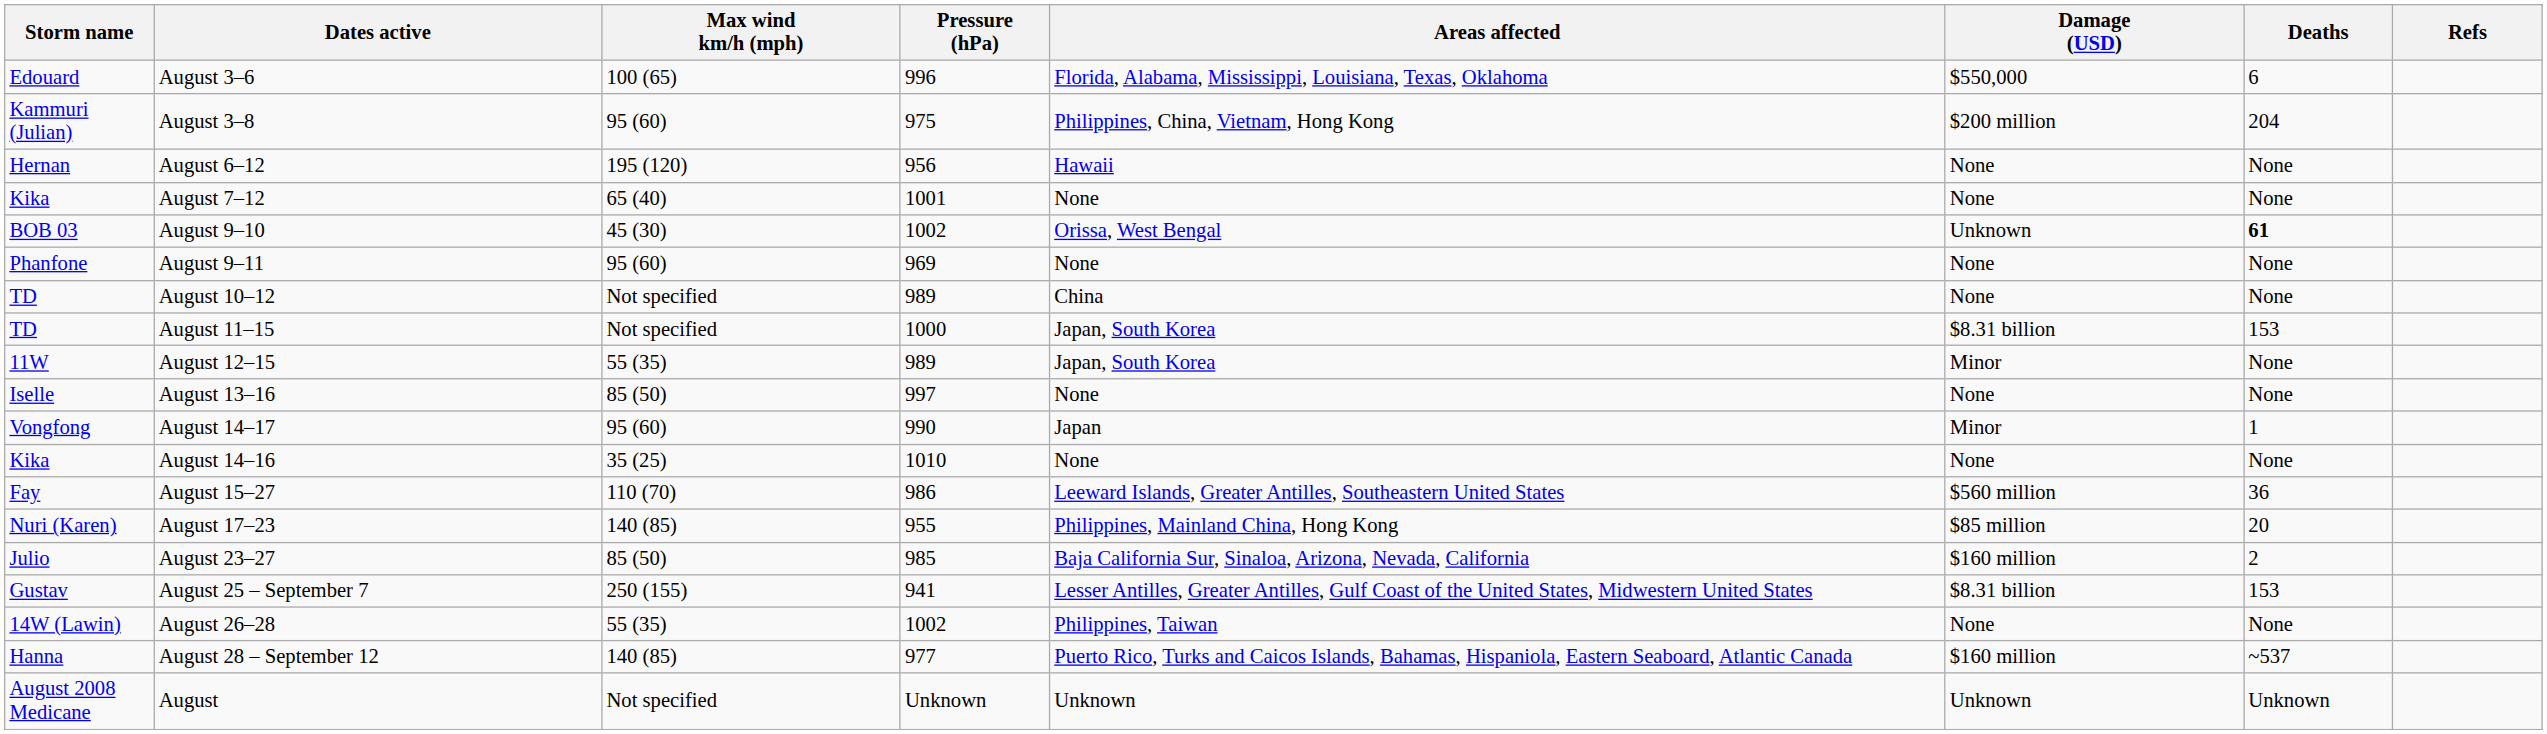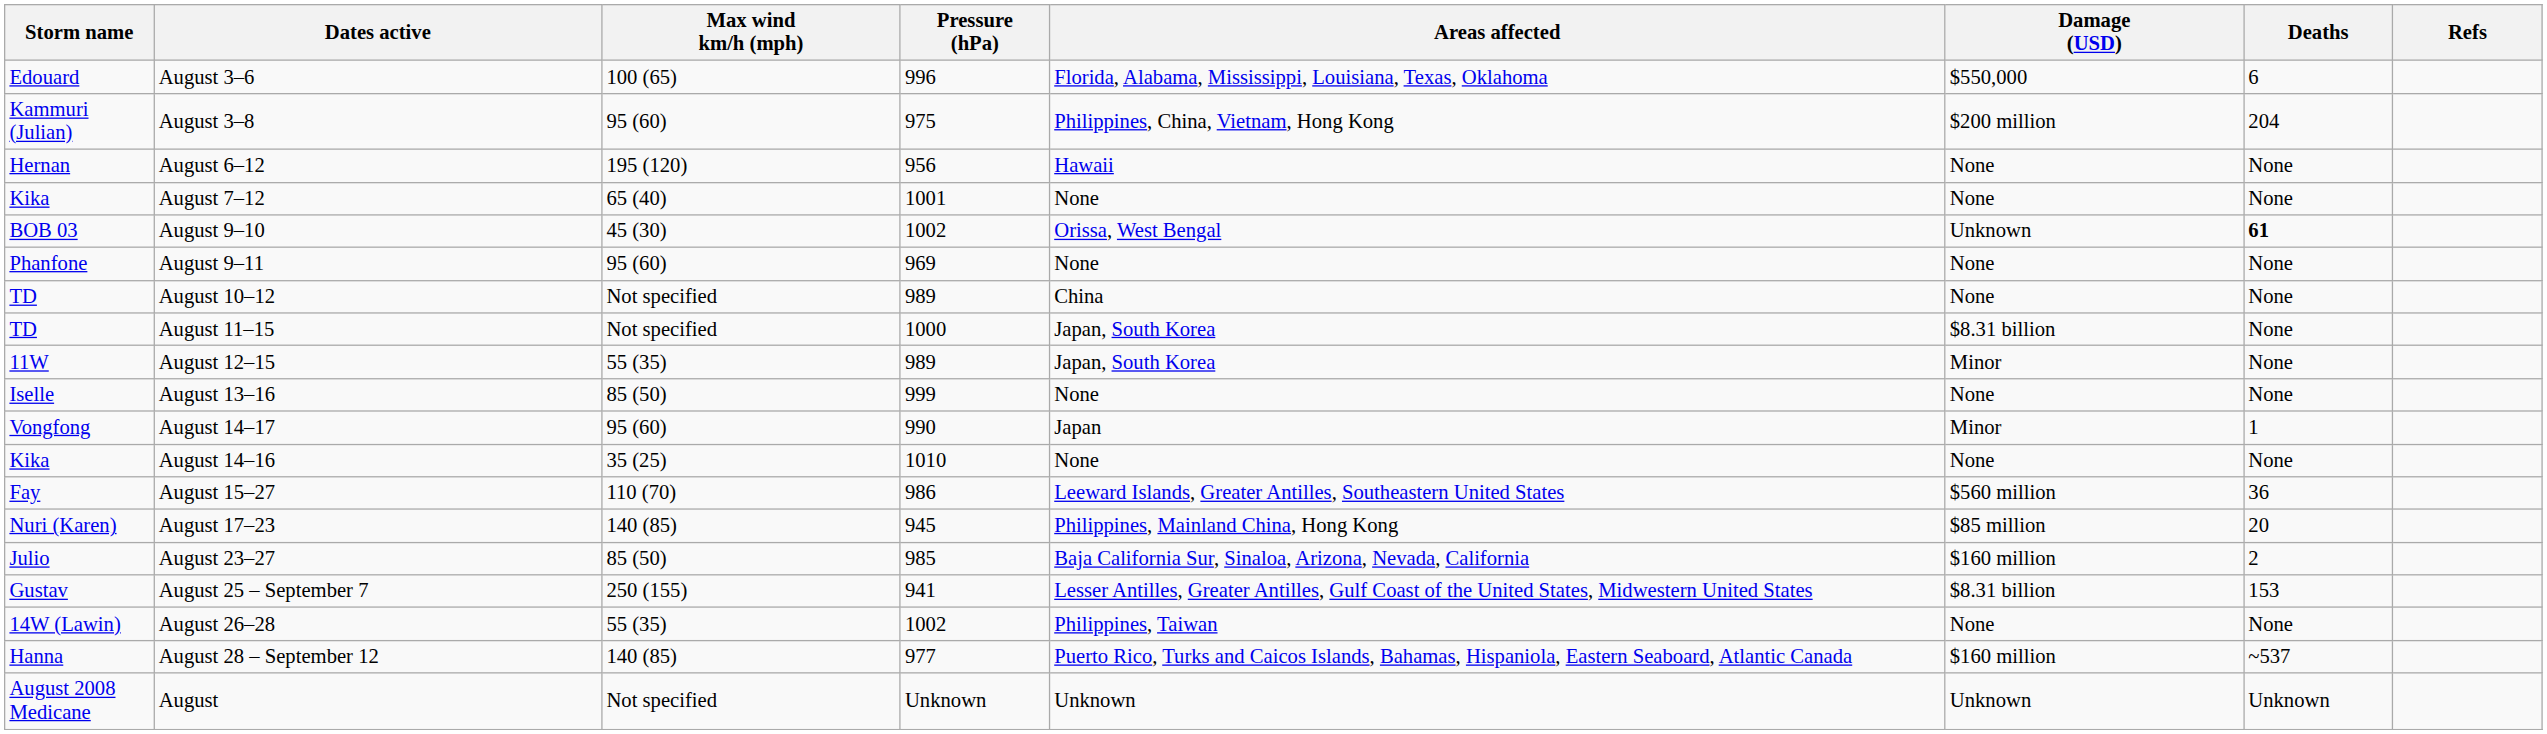(2264, 329) 153 -> (2271, 329) None
(920, 394) 997 -> (920, 394) 999
(920, 525) 955 -> (920, 525) 945
